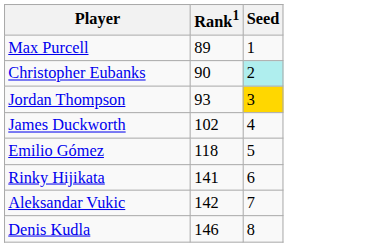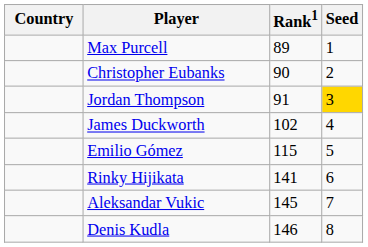+ column: (44, 19)
(251, 73) paleturquoise background -> (330, 73) no background
(202, 99) 93 -> (281, 99) 91
(206, 151) 118 -> (285, 151) 115
(207, 203) 142 -> (285, 203) 145
